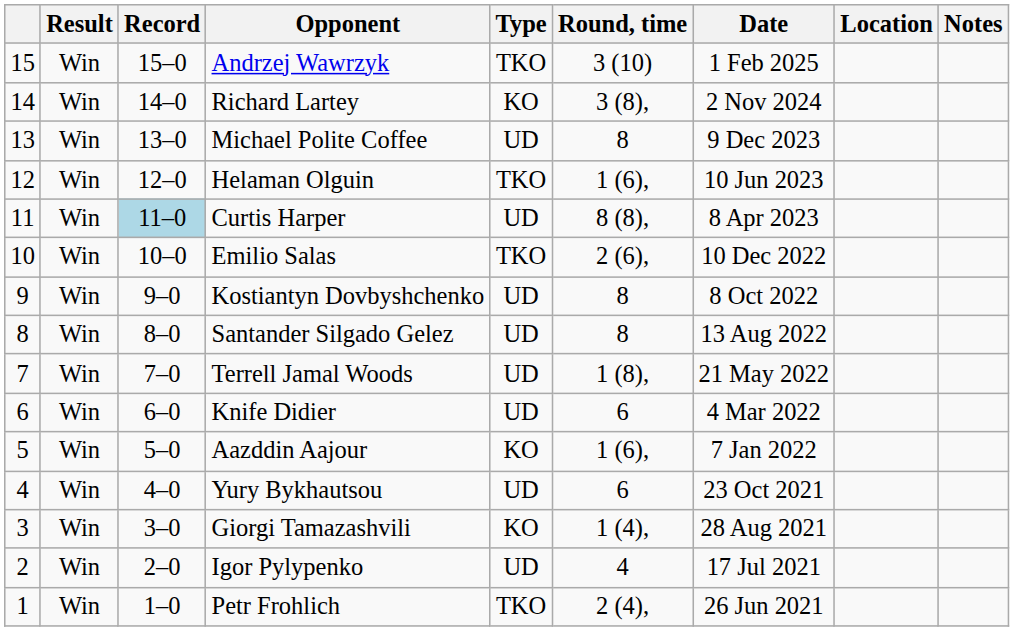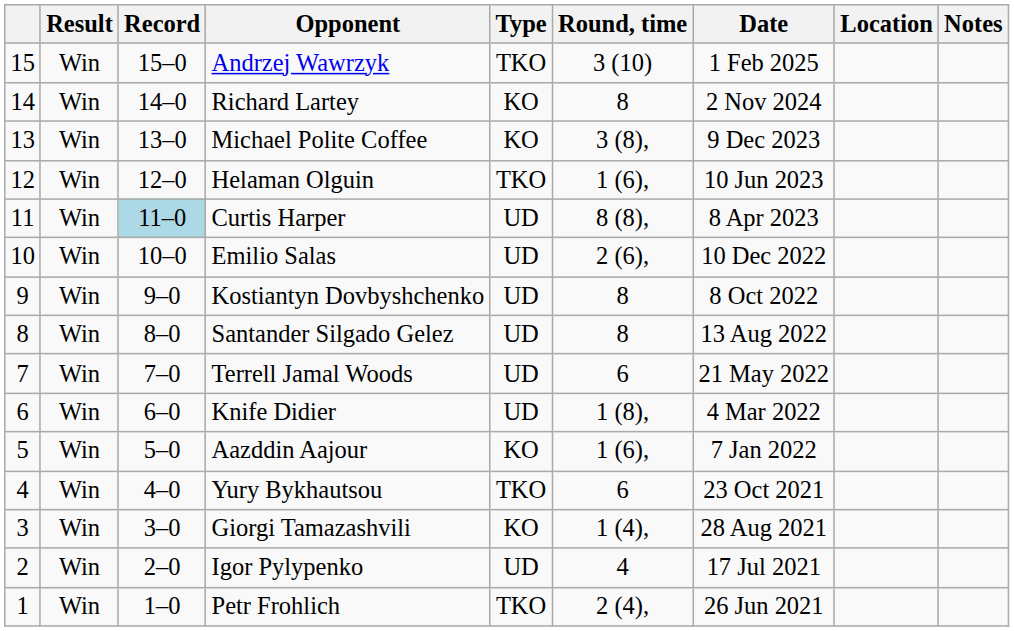(623, 101) 3 (8), -> (623, 101) 8
(521, 140) UD -> (521, 140) KO
(623, 140) 8 -> (623, 140) 3 (8),
(521, 256) TKO -> (521, 256) UD
(623, 373) 1 (8), -> (623, 373) 6
(623, 412) 6 -> (623, 412) 1 (8),
(521, 489) UD -> (521, 489) TKO
